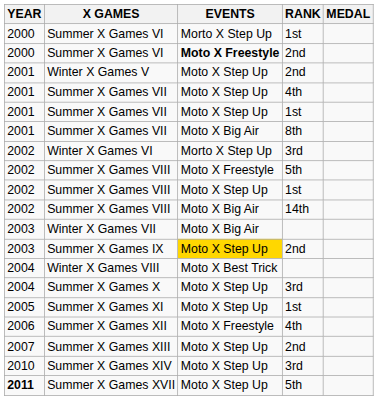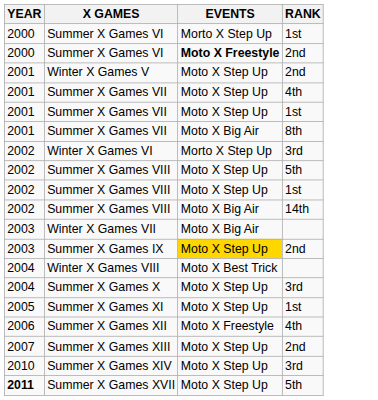- column: (348, 14)
(227, 170) Moto X Freestyle -> (224, 170) Moto X Step Up
